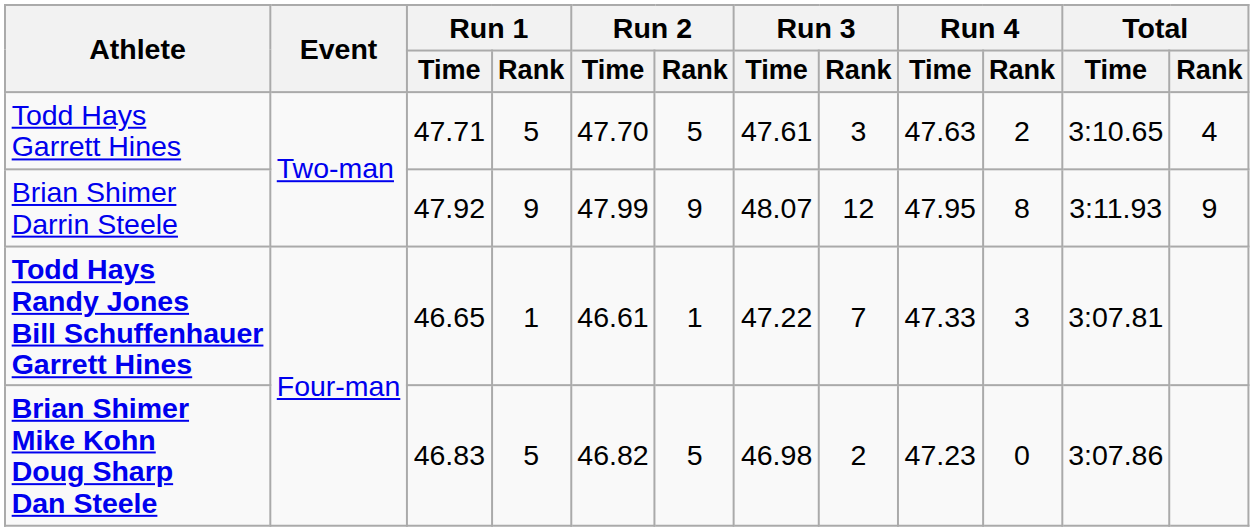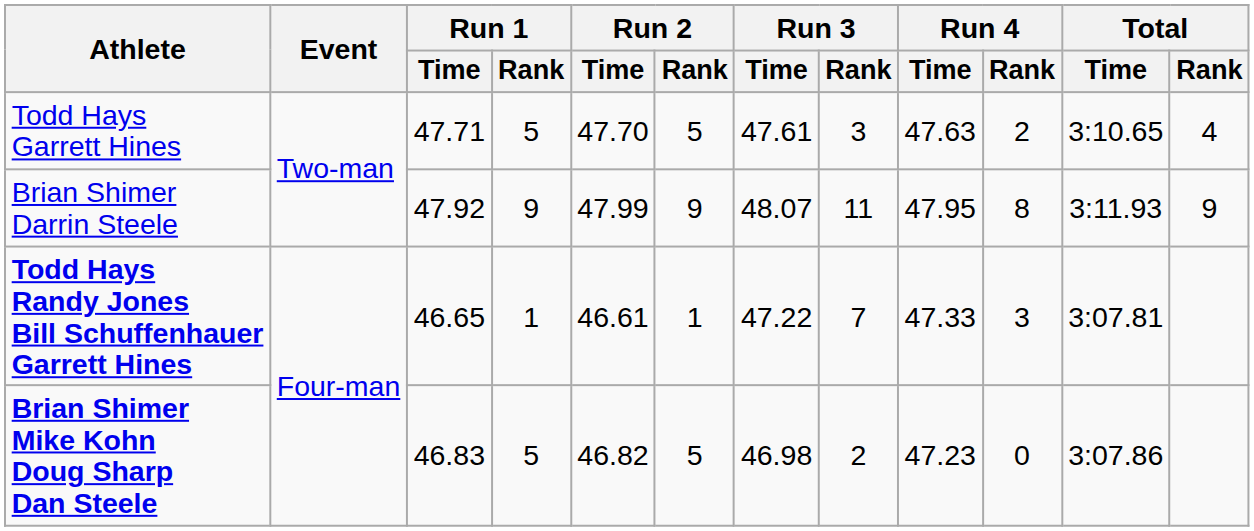(858, 208) 12 -> (858, 208) 11
